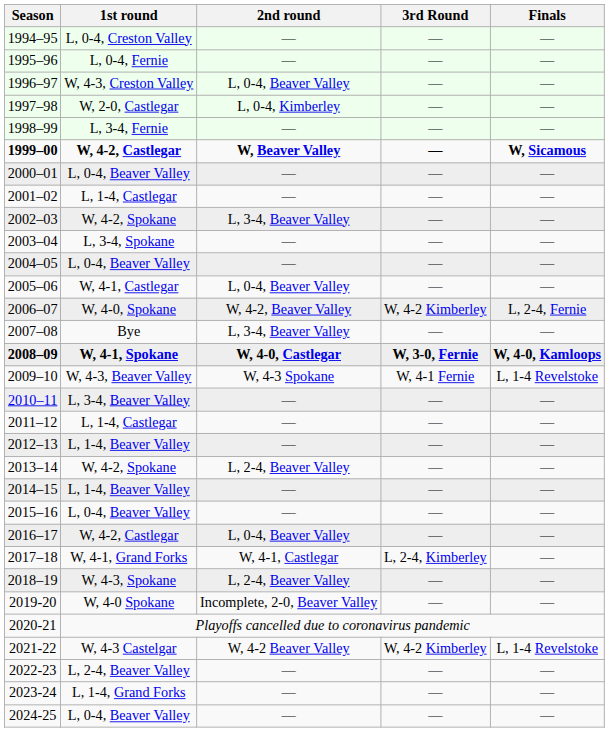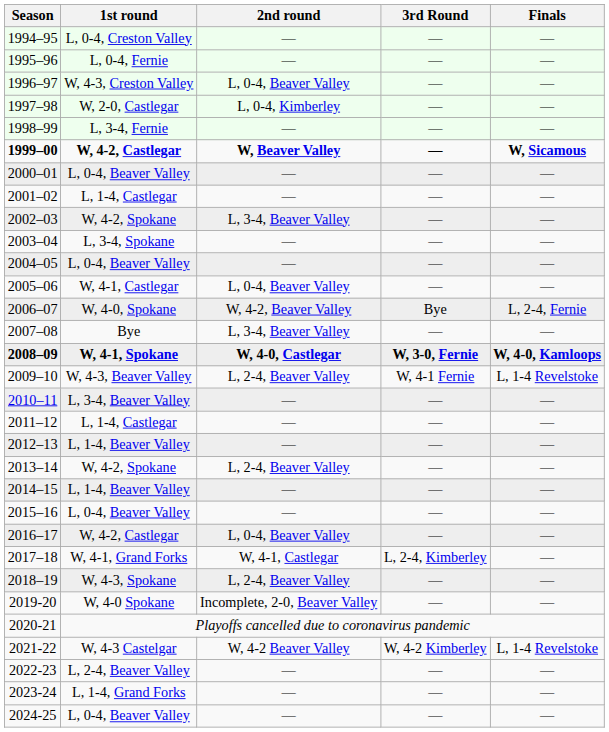(435, 309) W, 4-2 Kimberley -> (435, 309) Bye
(289, 377) W, 4-3 Spokane -> (289, 377) L, 2-4, Beaver Valley
